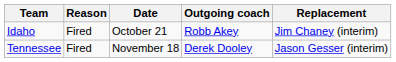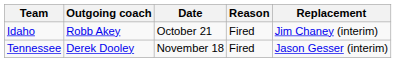columns swapped: (227, 13) <-> (86, 13)
